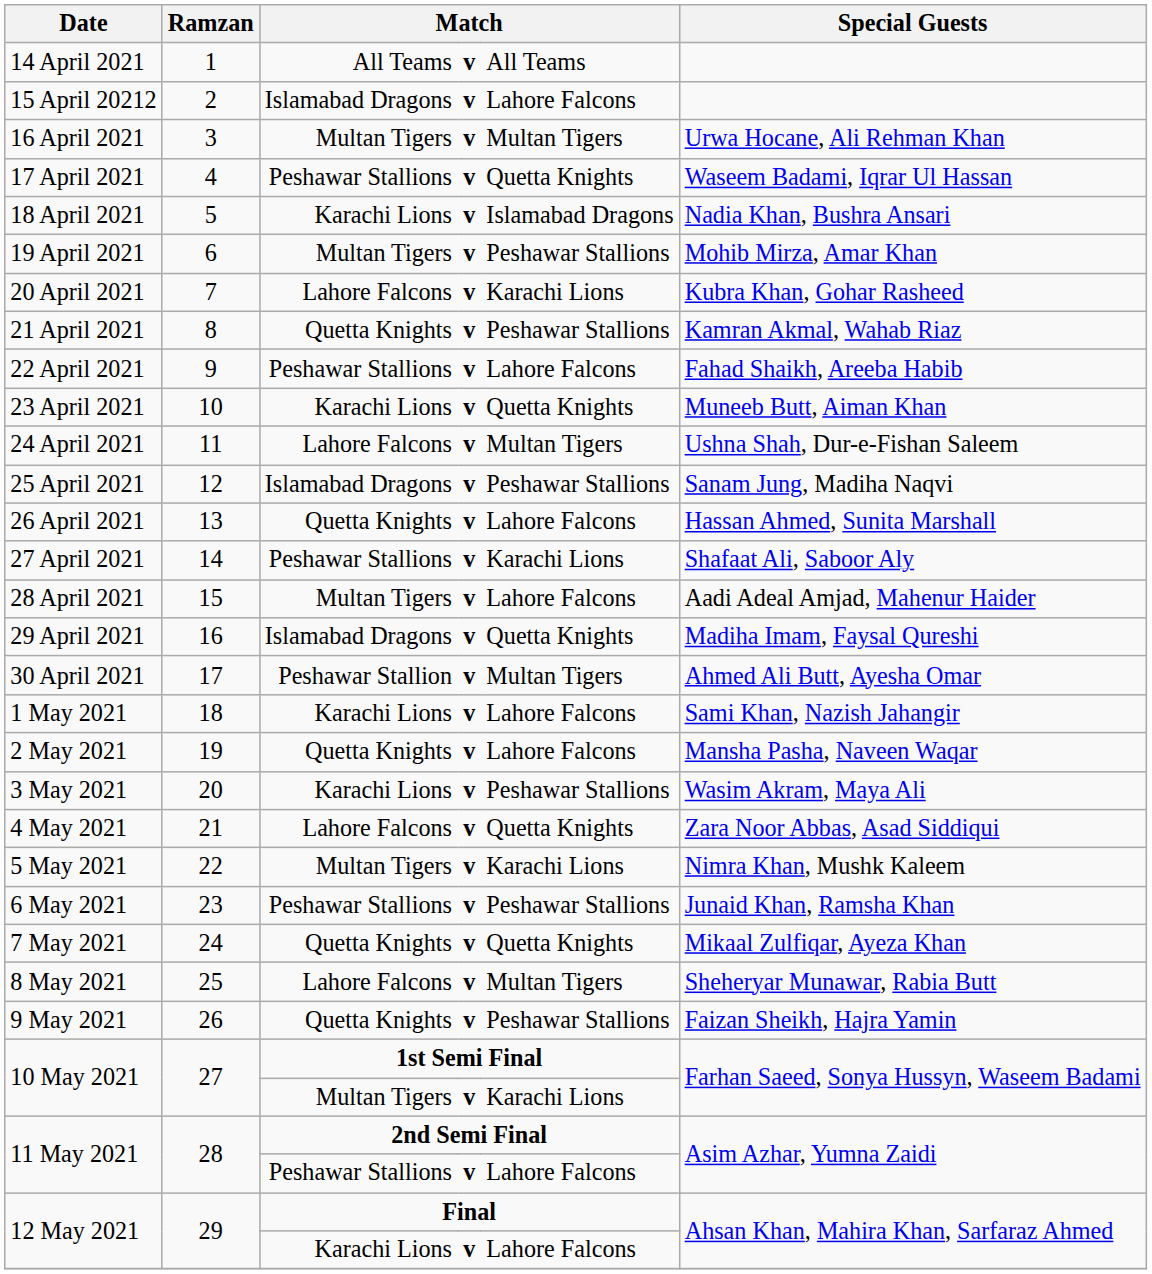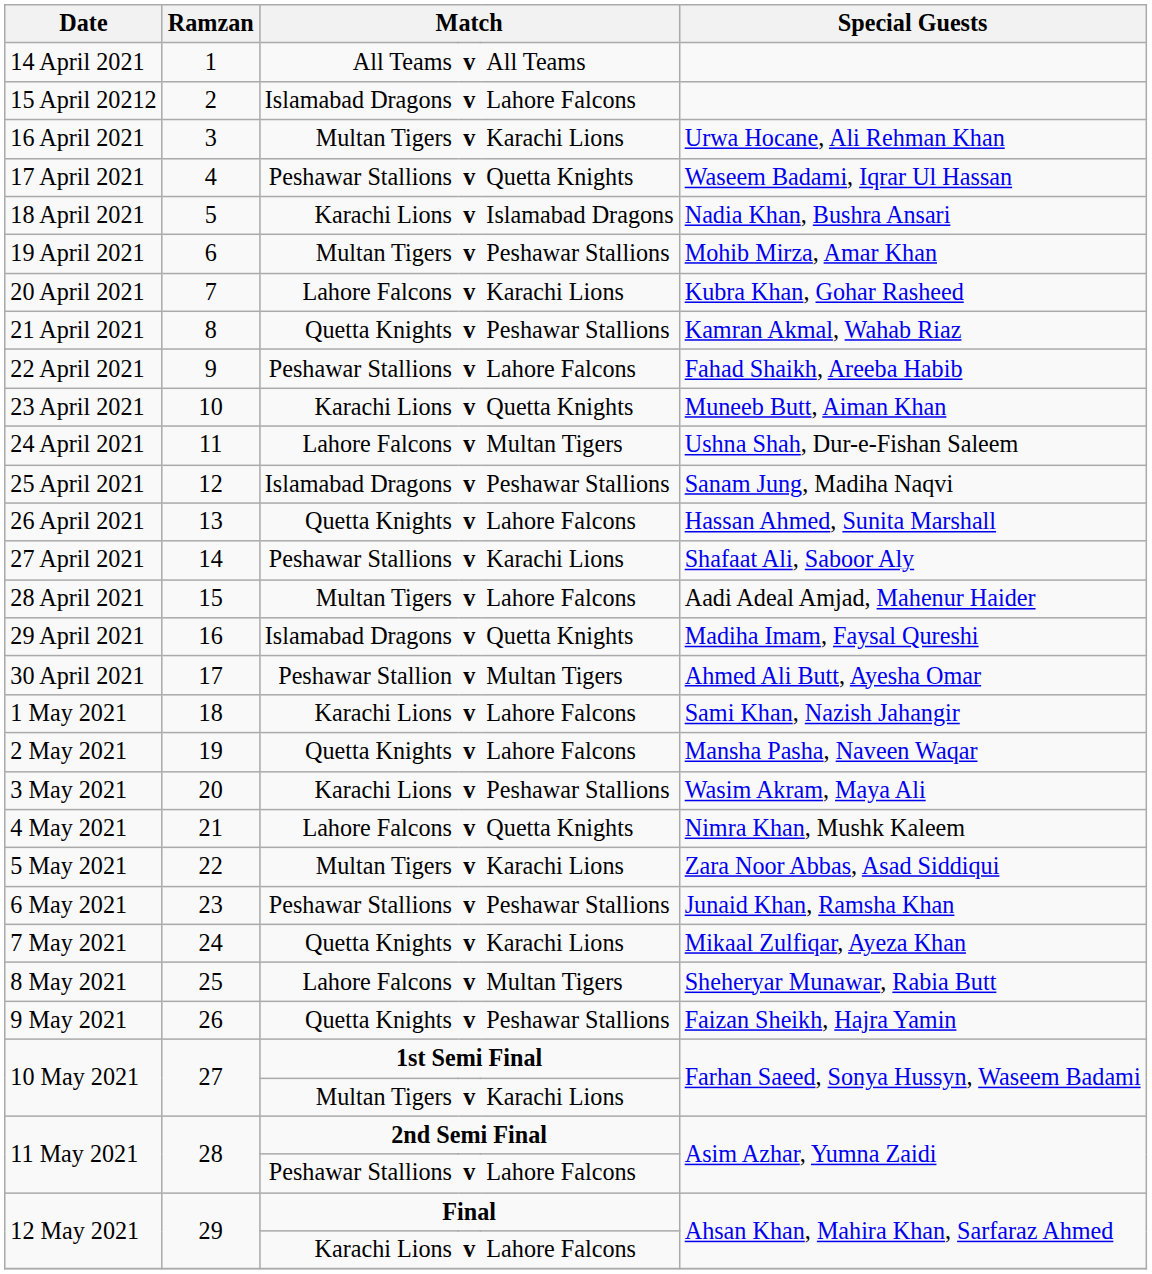(554, 138) Multan Tigers -> (555, 138) Karachi Lions
(842, 828) Zara Noor Abbas, Asad Siddiqui -> (825, 828) Nimra Khan, Mushk Kaleem
(825, 866) Nimra Khan, Mushk Kaleem -> (842, 866) Zara Noor Abbas, Asad Siddiqui
(560, 943) Quetta Knights -> (555, 943) Karachi Lions
